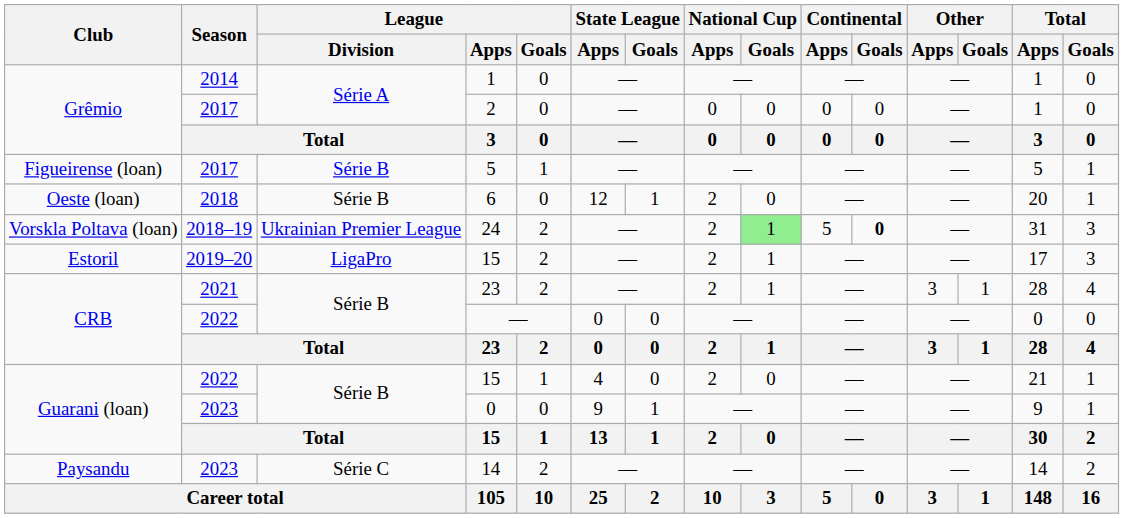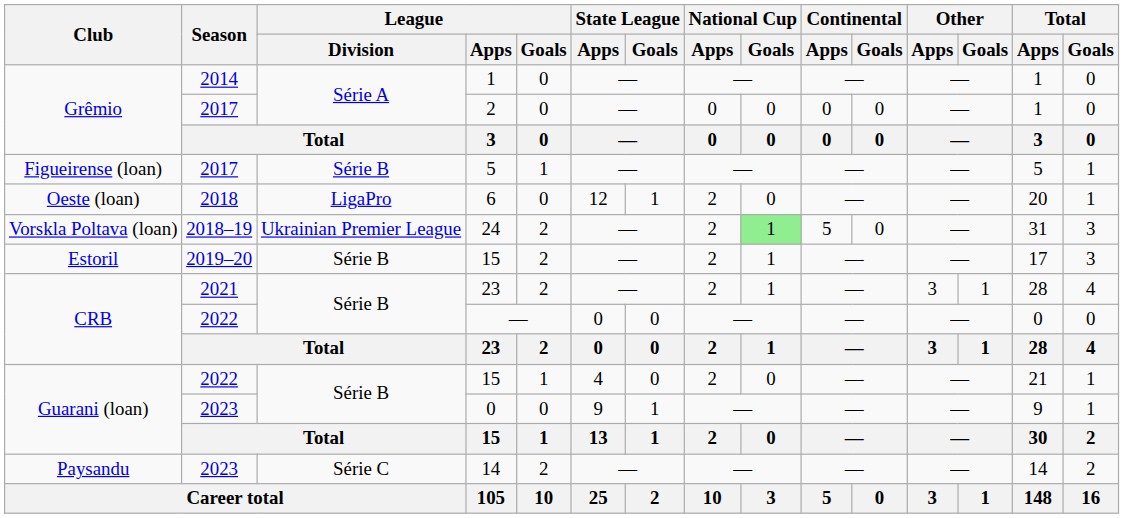(361, 199) Série B -> (361, 199) LigaPro
(880, 229) bold -> (880, 229) normal
(361, 259) LigaPro -> (361, 259) Série B
